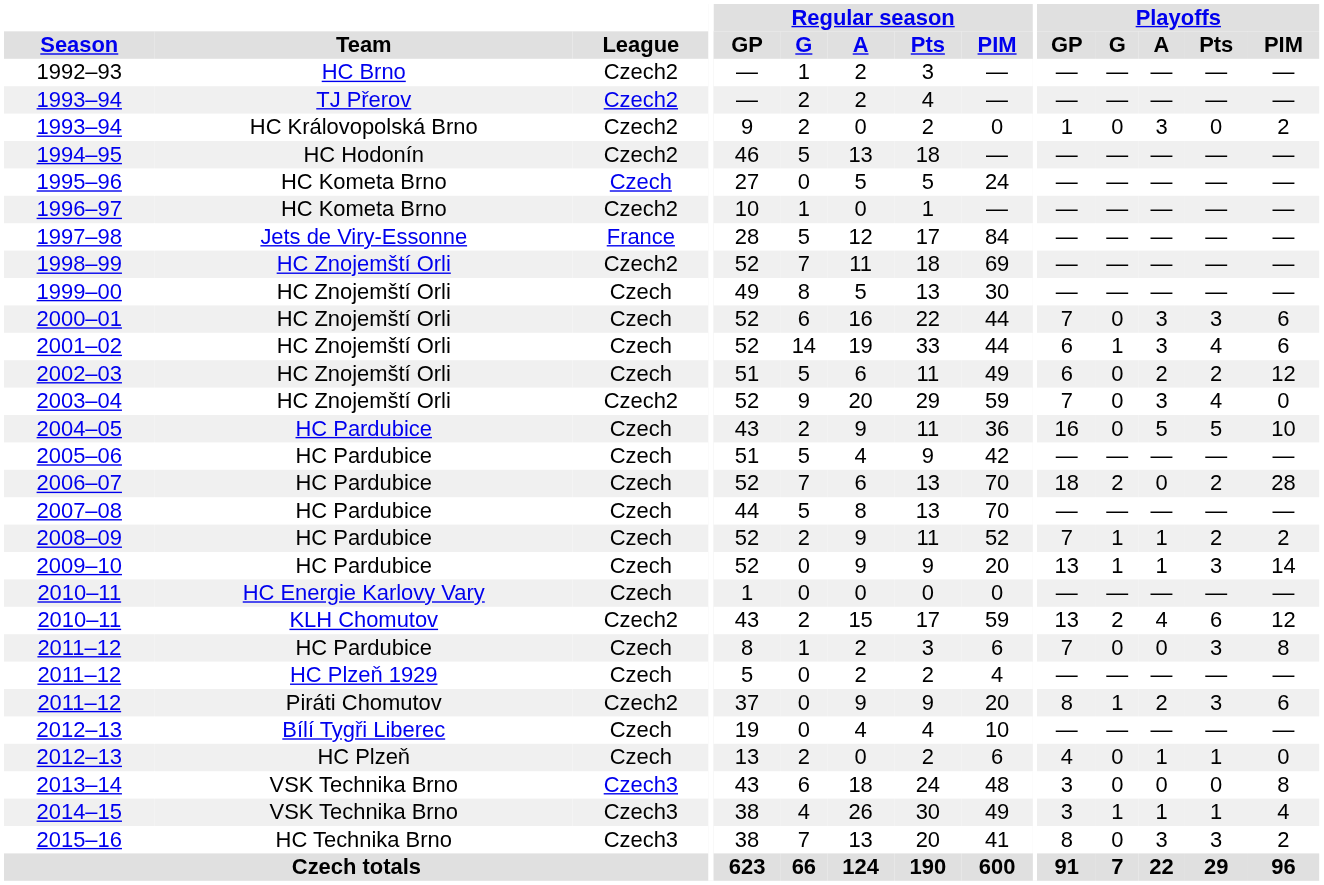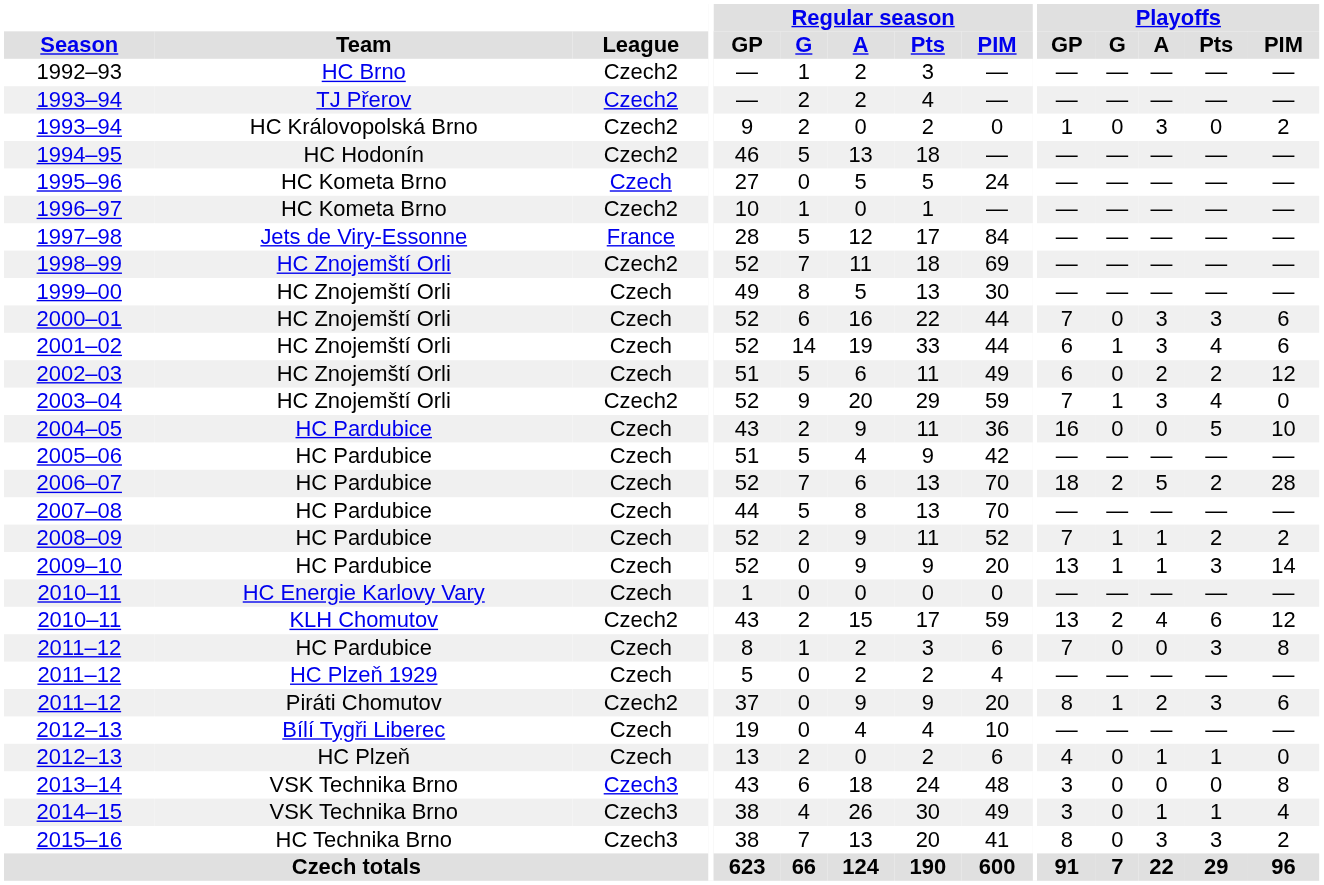(1117, 401) 0 -> (1117, 401) 1
(1162, 428) 5 -> (1162, 428) 0
(1162, 483) 0 -> (1162, 483) 5
(1117, 812) 1 -> (1117, 812) 0
